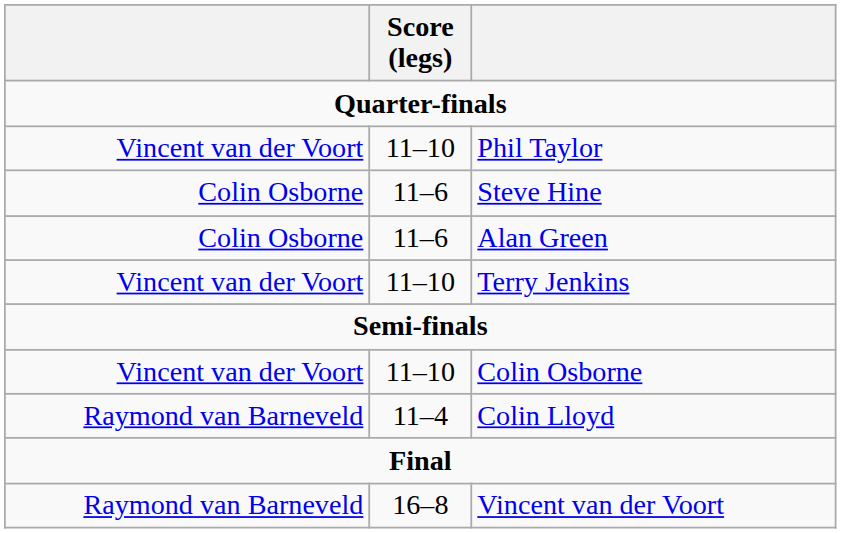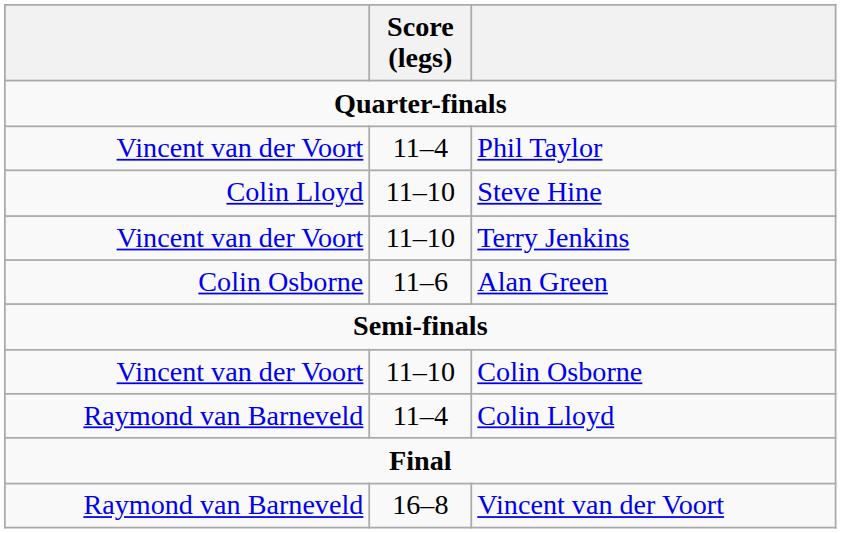(420, 147) 11–10 -> (420, 147) 11–4
(281, 192) Colin Osborne -> (295, 192) Colin Lloyd
(420, 192) 11–6 -> (420, 192) 11–10
rows swapped: (553, 281) <-> (543, 237)
